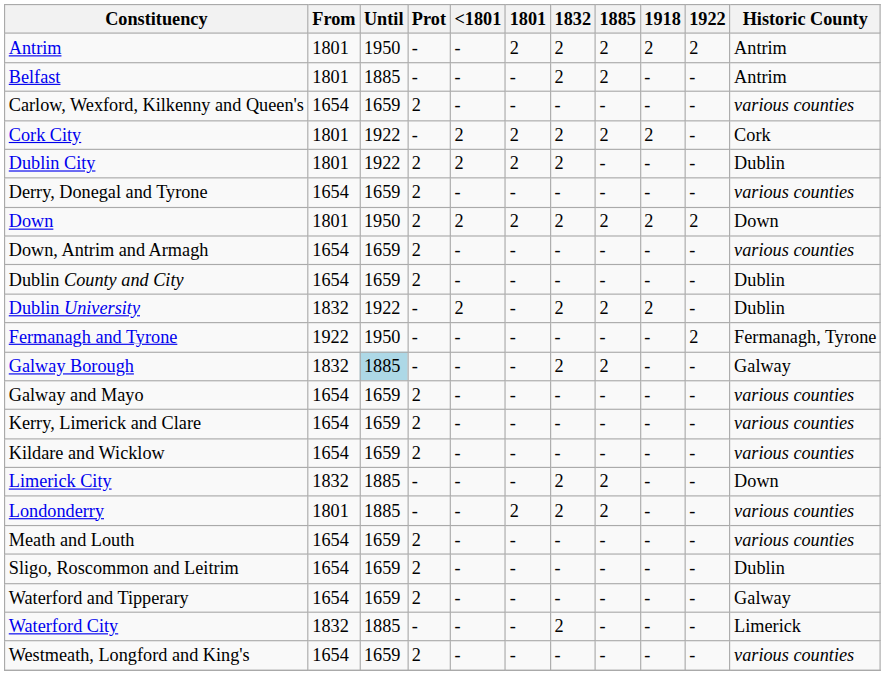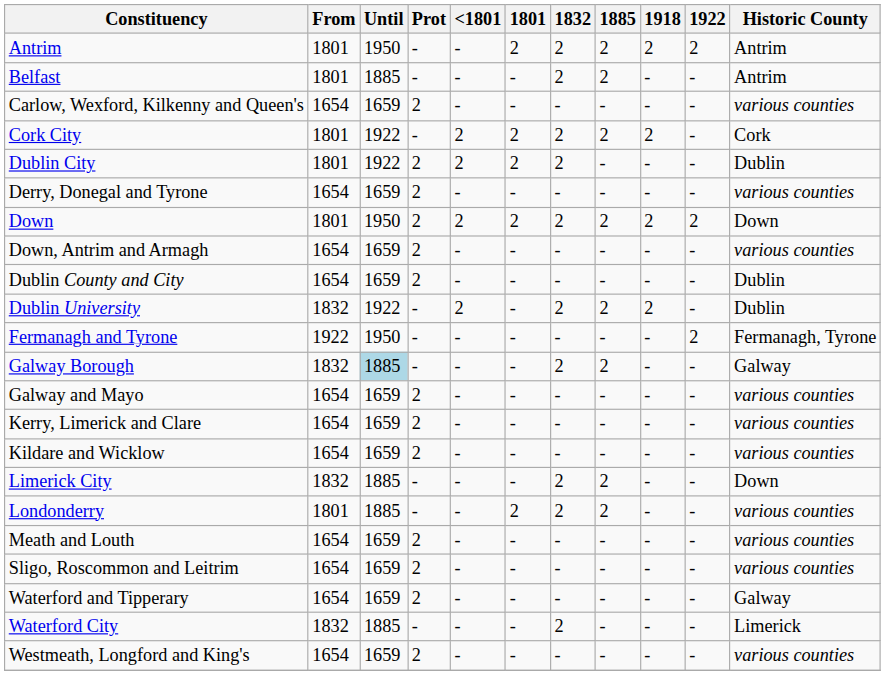(759, 568) Dublin -> (794, 568) various counties
